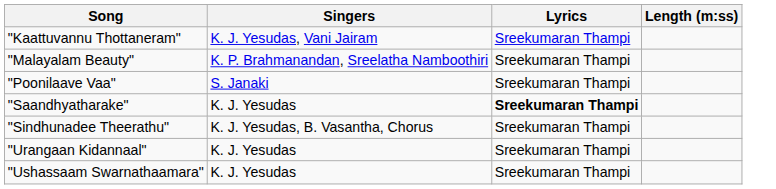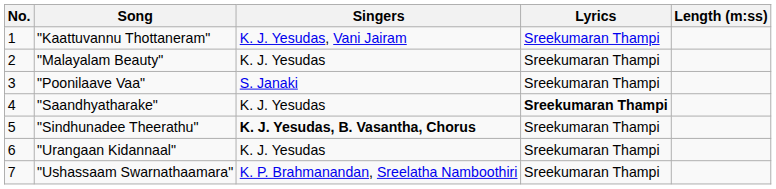+ column: (19, 16)
(349, 61) K. P. Brahmanandan, Sreelatha Namboothiri -> (283, 61) K. J. Yesudas
(322, 128) normal -> (358, 128) bold
(253, 172) K. J. Yesudas -> (379, 172) K. P. Brahmanandan, Sreelatha Namboothiri
